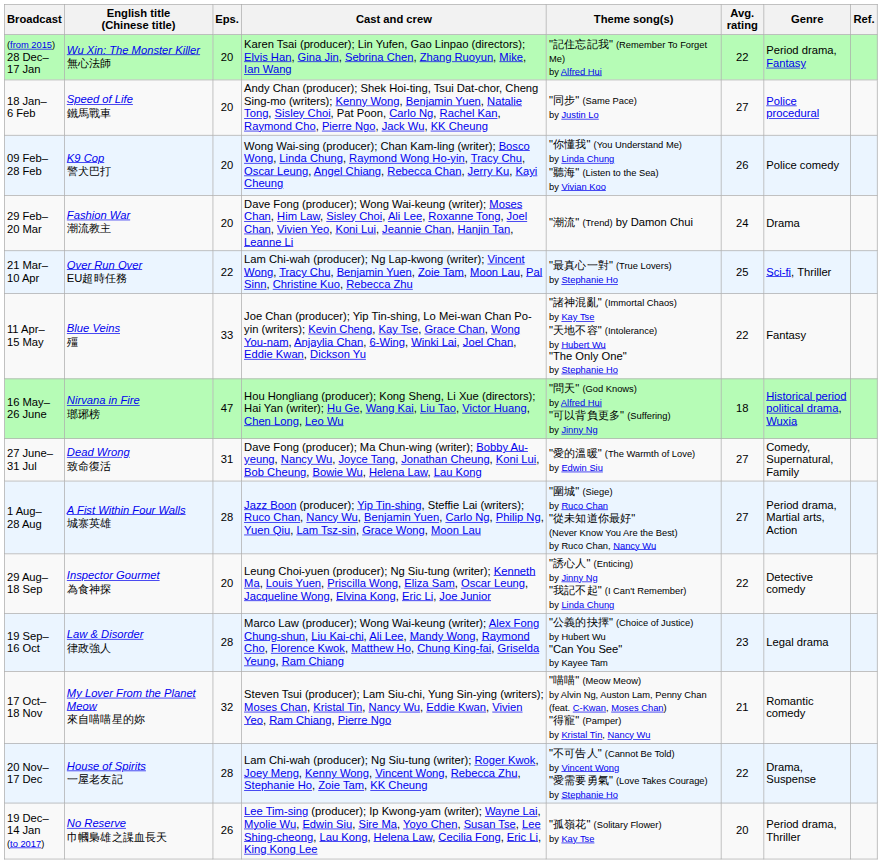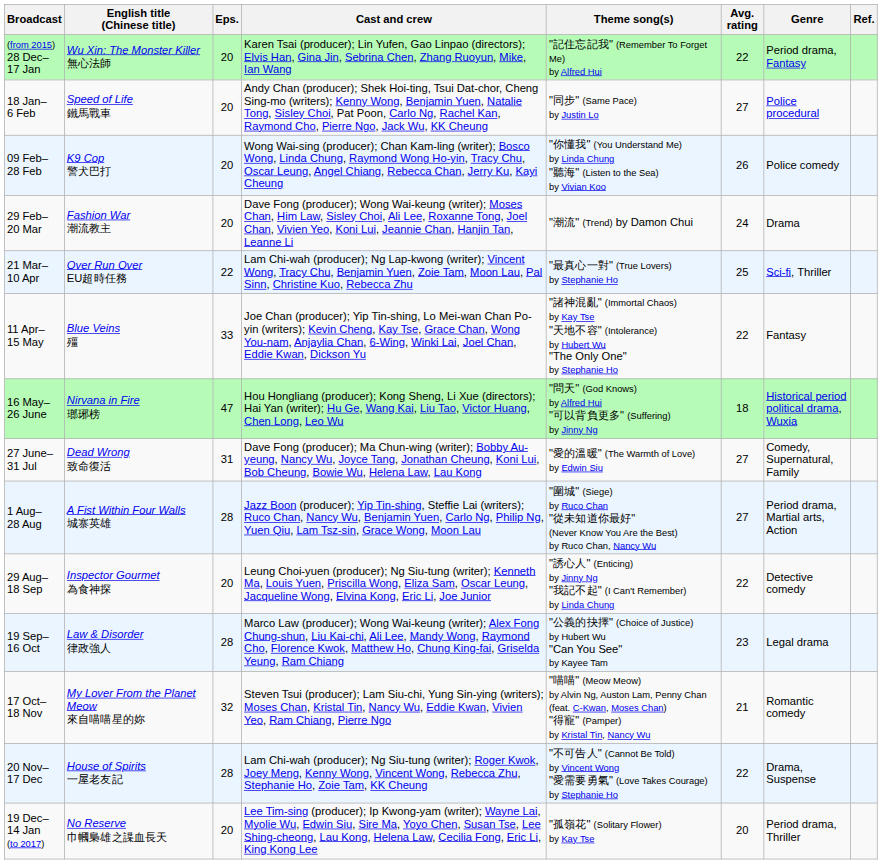(227, 831) 26 -> (227, 831) 20
